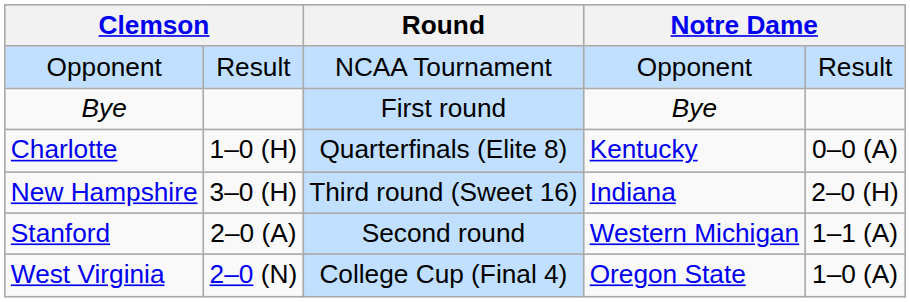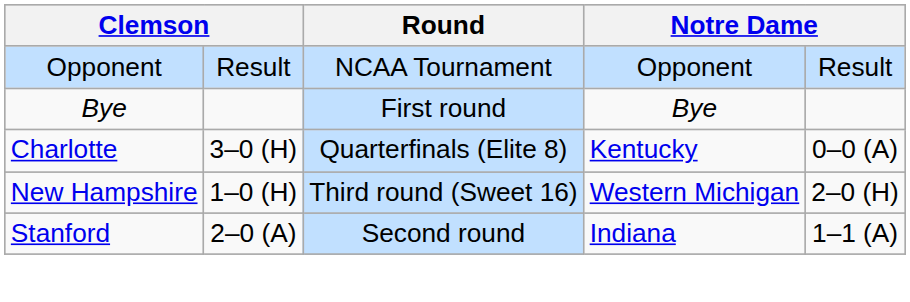(253, 150) 1–0 (H) -> (253, 150) 3–0 (H)
(253, 191) 3–0 (H) -> (253, 191) 1–0 (H)
(633, 191) Indiana -> (694, 191) Western Michigan
(694, 233) Western Michigan -> (633, 233) Indiana
- row: (88, 274)
